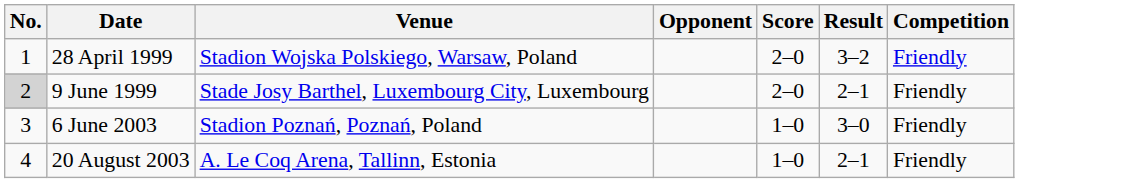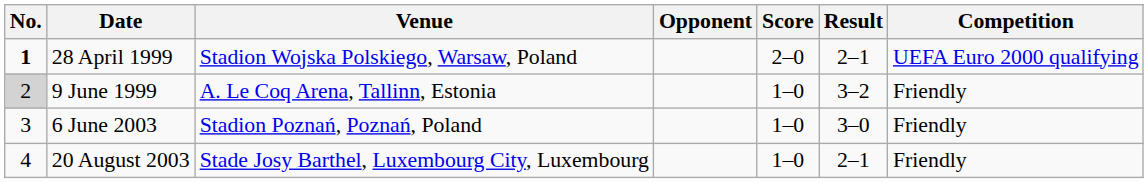(26, 56) normal -> (26, 56) bold
(853, 56) 3–2 -> (853, 56) 2–1
(930, 56) Friendly -> (1016, 56) UEFA Euro 2000 qualifying
(424, 90) Stade Josy Barthel, Luxembourg City, Luxembourg -> (348, 90) A. Le Coq Arena, Tallinn, Estonia
(788, 90) 2–0 -> (788, 90) 1–0
(853, 90) 2–1 -> (853, 90) 3–2
(348, 159) A. Le Coq Arena, Tallinn, Estonia -> (424, 159) Stade Josy Barthel, Luxembourg City, Luxembourg
